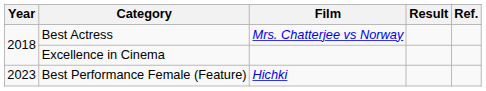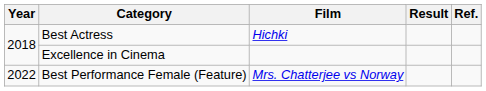(328, 34) Mrs. Chatterjee vs Norway -> (270, 34) Hichki
(22, 75) 2023 -> (22, 75) 2022
(270, 75) Hichki -> (328, 75) Mrs. Chatterjee vs Norway
